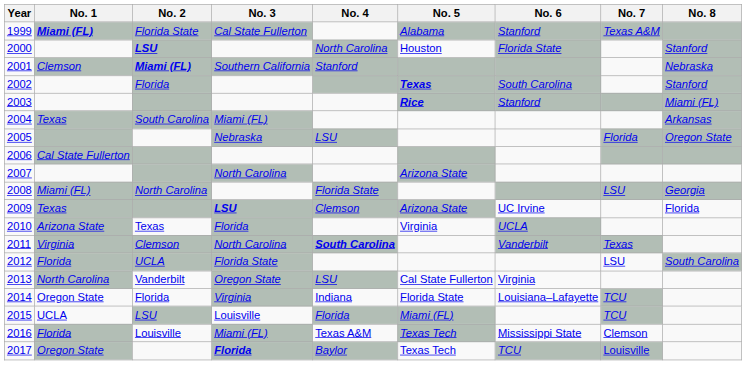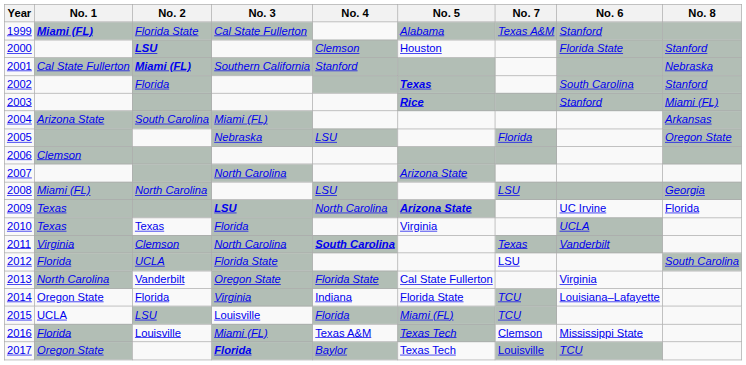columns swapped: (548, 13) <-> (632, 13)
(351, 48) North Carolina -> (337, 48) Clemson
(59, 66) Clemson -> (83, 66) Cal State Fullerton
(52, 119) Texas -> (71, 119) Arizona State
(83, 155) Cal State Fullerton -> (59, 155) Clemson
(347, 191) Florida State -> (326, 191) LSU
(337, 208) Clemson -> (351, 208) North Carolina
(434, 208) normal -> (436, 208) bold
(71, 226) Arizona State -> (52, 226) Texas
(326, 279) LSU -> (347, 279) Florida State
